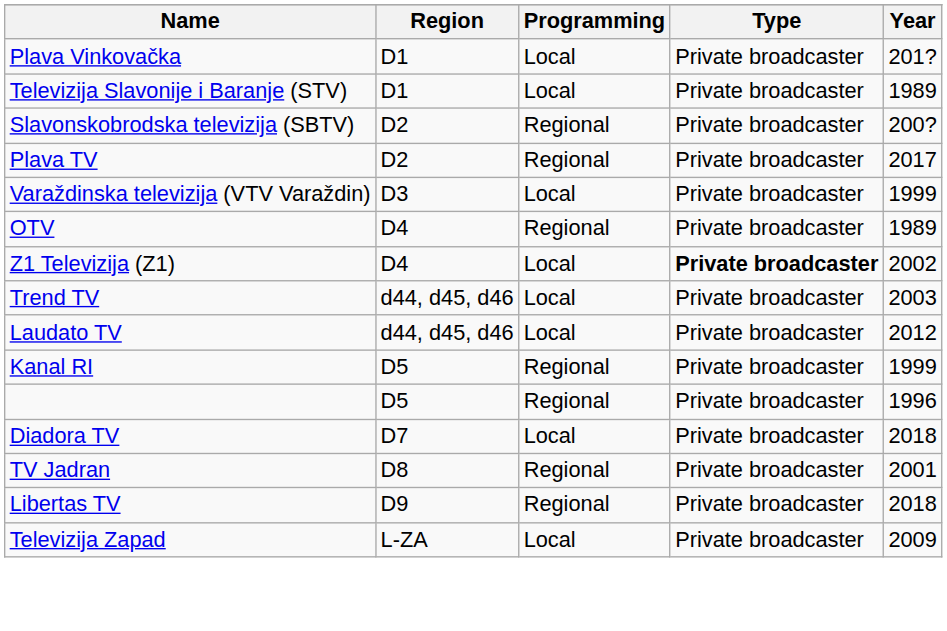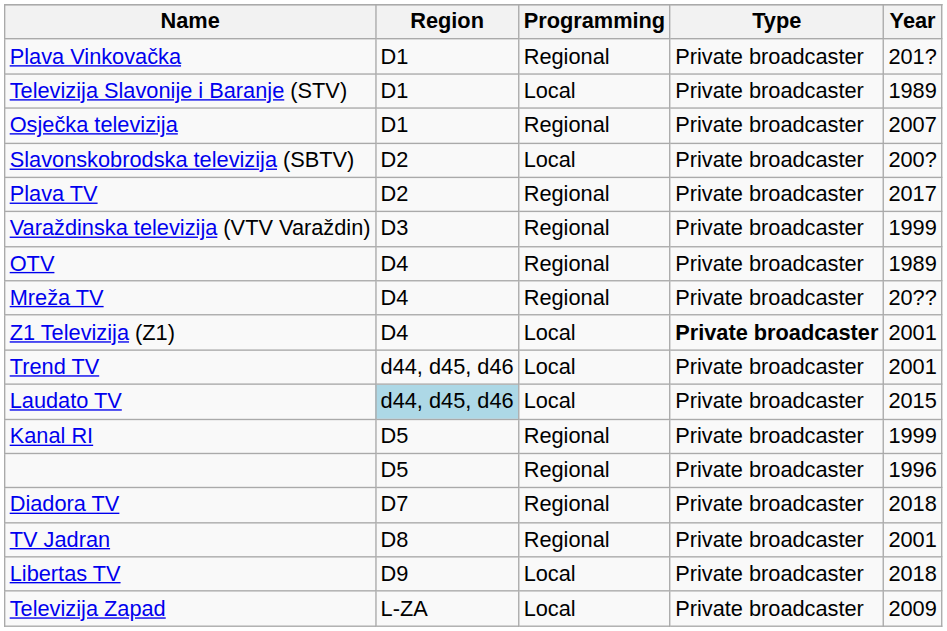(550, 56) Local -> (567, 56) Regional
+ row: (94, 125)
(567, 125) Regional -> (550, 159) Local
(550, 194) Local -> (567, 228) Regional
+ row: (57, 297)
(913, 263) 2002 -> (913, 332) 2001
(913, 297) 2003 -> (913, 366) 2001
(447, 332) no background -> (447, 401) lightblue background
(913, 332) 2012 -> (913, 401) 2015
(550, 435) Local -> (567, 504) Regional
(567, 504) Regional -> (550, 573) Local
